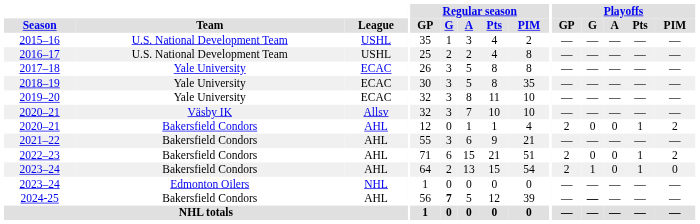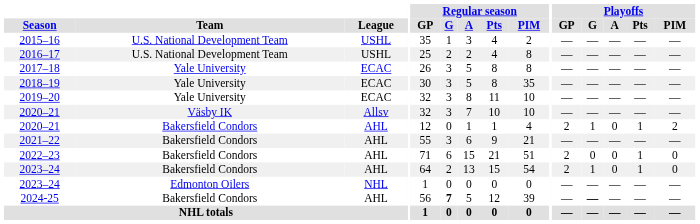(593, 126) 0 -> (593, 126) 1
(675, 155) 2 -> (675, 155) 0
